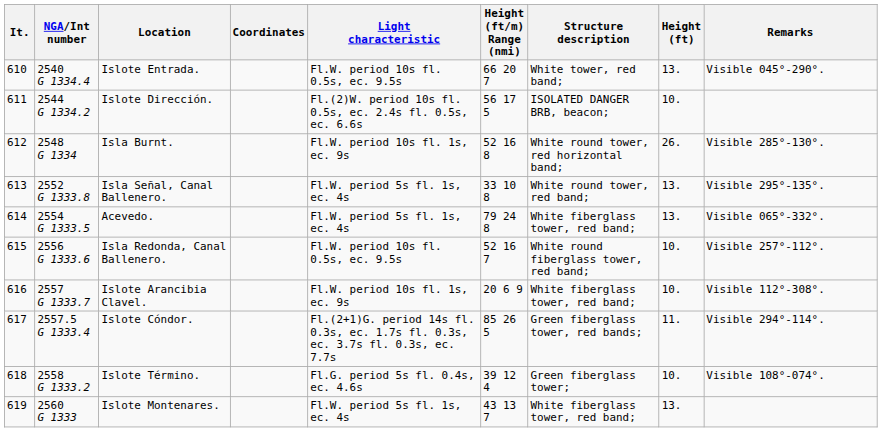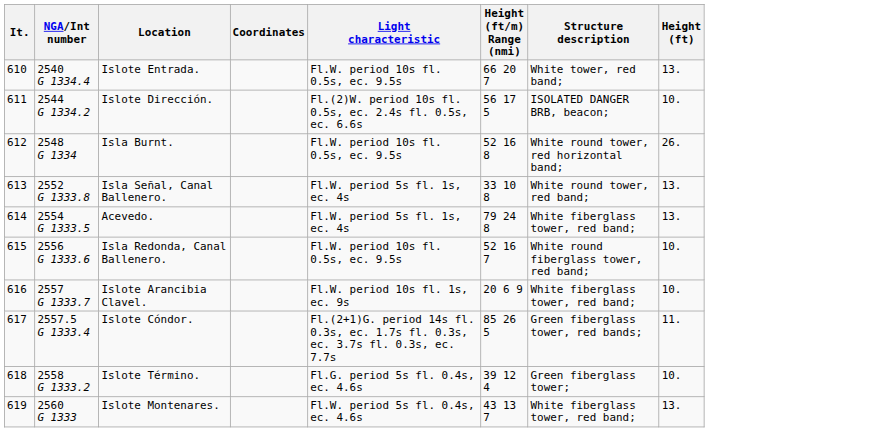- column: (790, 32)
(389, 149) Fl.W. period 10s fl. 1s, ec. 9s -> (376, 149) Fl.W. period 10s fl. 0.5s, ec. 9.5s
(386, 412) Fl.W. period 5s fl. 1s, ec. 4s -> (392, 412) Fl.W. period 5s fl. 0.4s, ec. 4.6s
